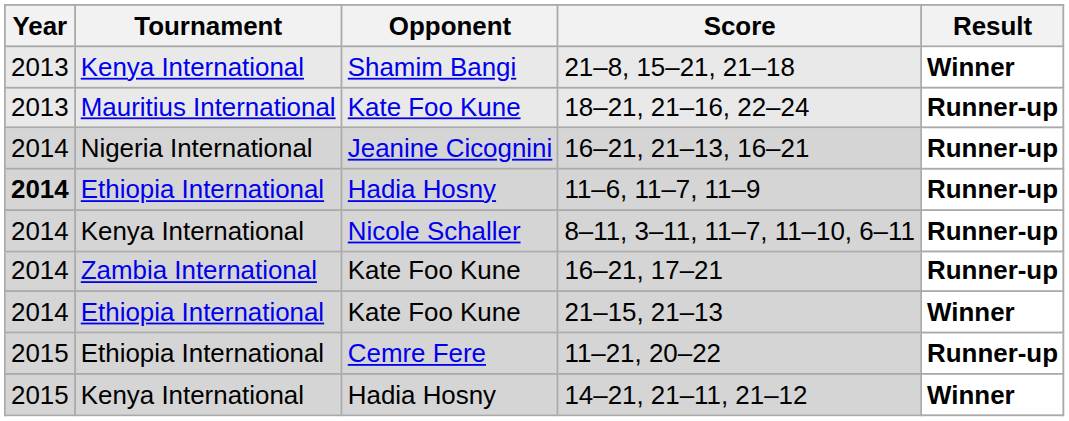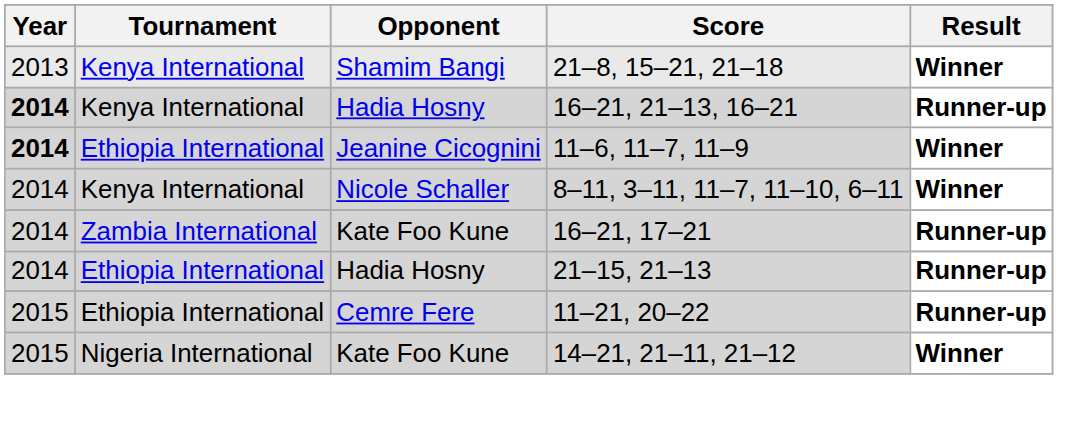- row: (687, 108)
(40, 149) normal -> (40, 108) bold
(197, 149) Nigeria International -> (192, 108) Kenya International
(450, 149) Jeanine Cicognini -> (410, 108) Hadia Hosny
(422, 190) Hadia Hosny -> (439, 149) Jeanine Cicognini
(993, 190) Runner-up -> (959, 149) Winner
(993, 231) Runner-up -> (959, 190) Winner
(434, 312) Kate Foo Kune -> (410, 271) Hadia Hosny
(971, 312) Winner -> (981, 271) Runner-up
(192, 394) Kenya International -> (197, 353) Nigeria International
(422, 394) Hadia Hosny -> (423, 353) Kate Foo Kune
